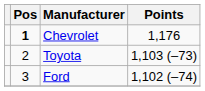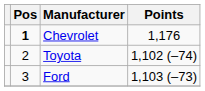(164, 56) 1,103 (–73) -> (164, 56) 1,102 (–74)
(164, 76) 1,102 (–74) -> (164, 76) 1,103 (–73)
